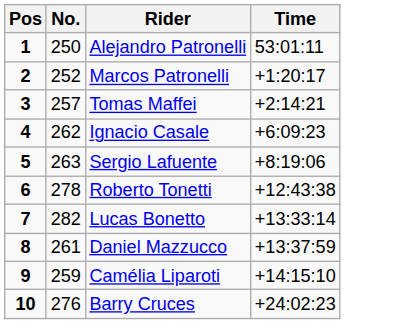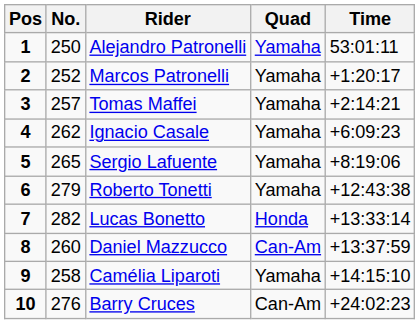+ column: (288, 19)
(66, 161) 263 -> (66, 161) 265
(66, 190) 278 -> (66, 190) 279
(66, 247) 261 -> (66, 247) 260
(66, 275) 259 -> (66, 275) 258
